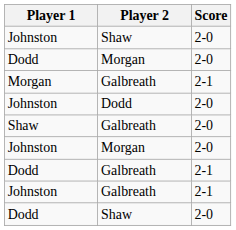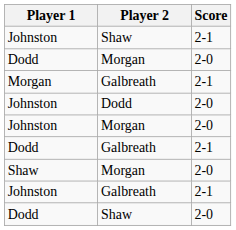(204, 37) 2-0 -> (204, 37) 2-1
- row: (23, 125)
+ row: (23, 170)
